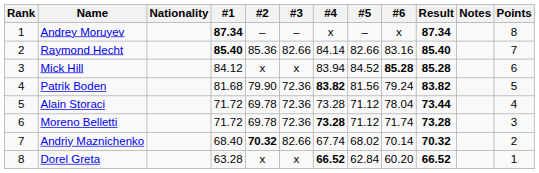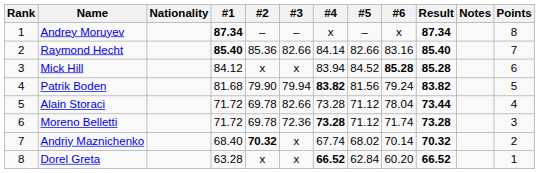(296, 86) 72.36 -> (296, 86) 79.94
(296, 104) 72.36 -> (296, 104) 82.66
(296, 141) 82.66 -> (296, 141) x
